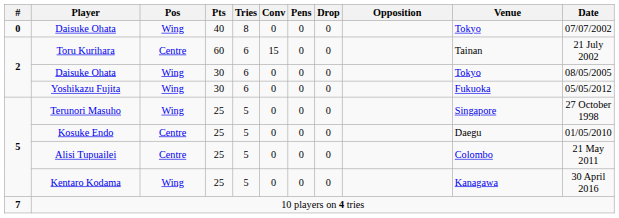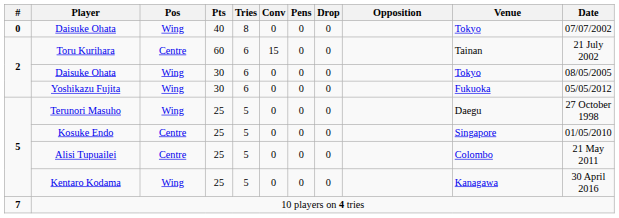(476, 111) Singapore -> (468, 111) Daegu
(468, 133) Daegu -> (476, 133) Singapore
